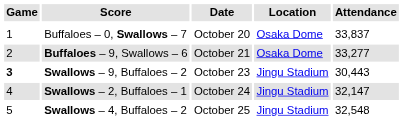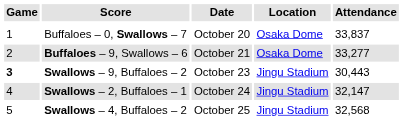(352, 110) 32,548 -> (352, 110) 32,568
